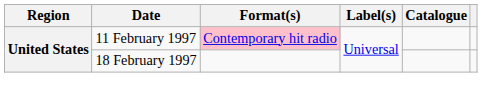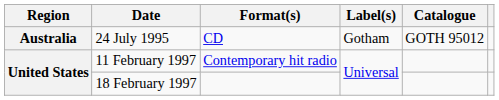+ row: (132, 38)
(270, 38) pink background -> (270, 60) no background
